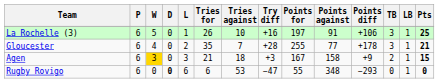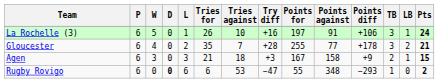(425, 33) 25 -> (425, 33) 24
(408, 46) 1 -> (408, 46) 2
(154, 59) gold background -> (154, 59) no background
(392, 72) 0 -> (392, 72) 1
(408, 72) 1 -> (408, 72) 0
(425, 72) 0 -> (425, 72) 2
